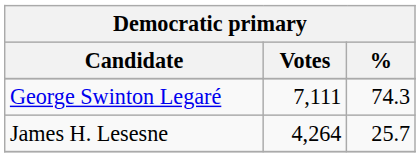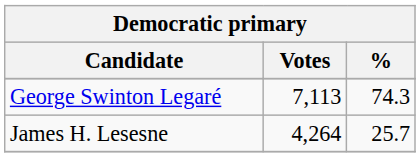(317, 97) 7,111 -> (317, 97) 7,113
